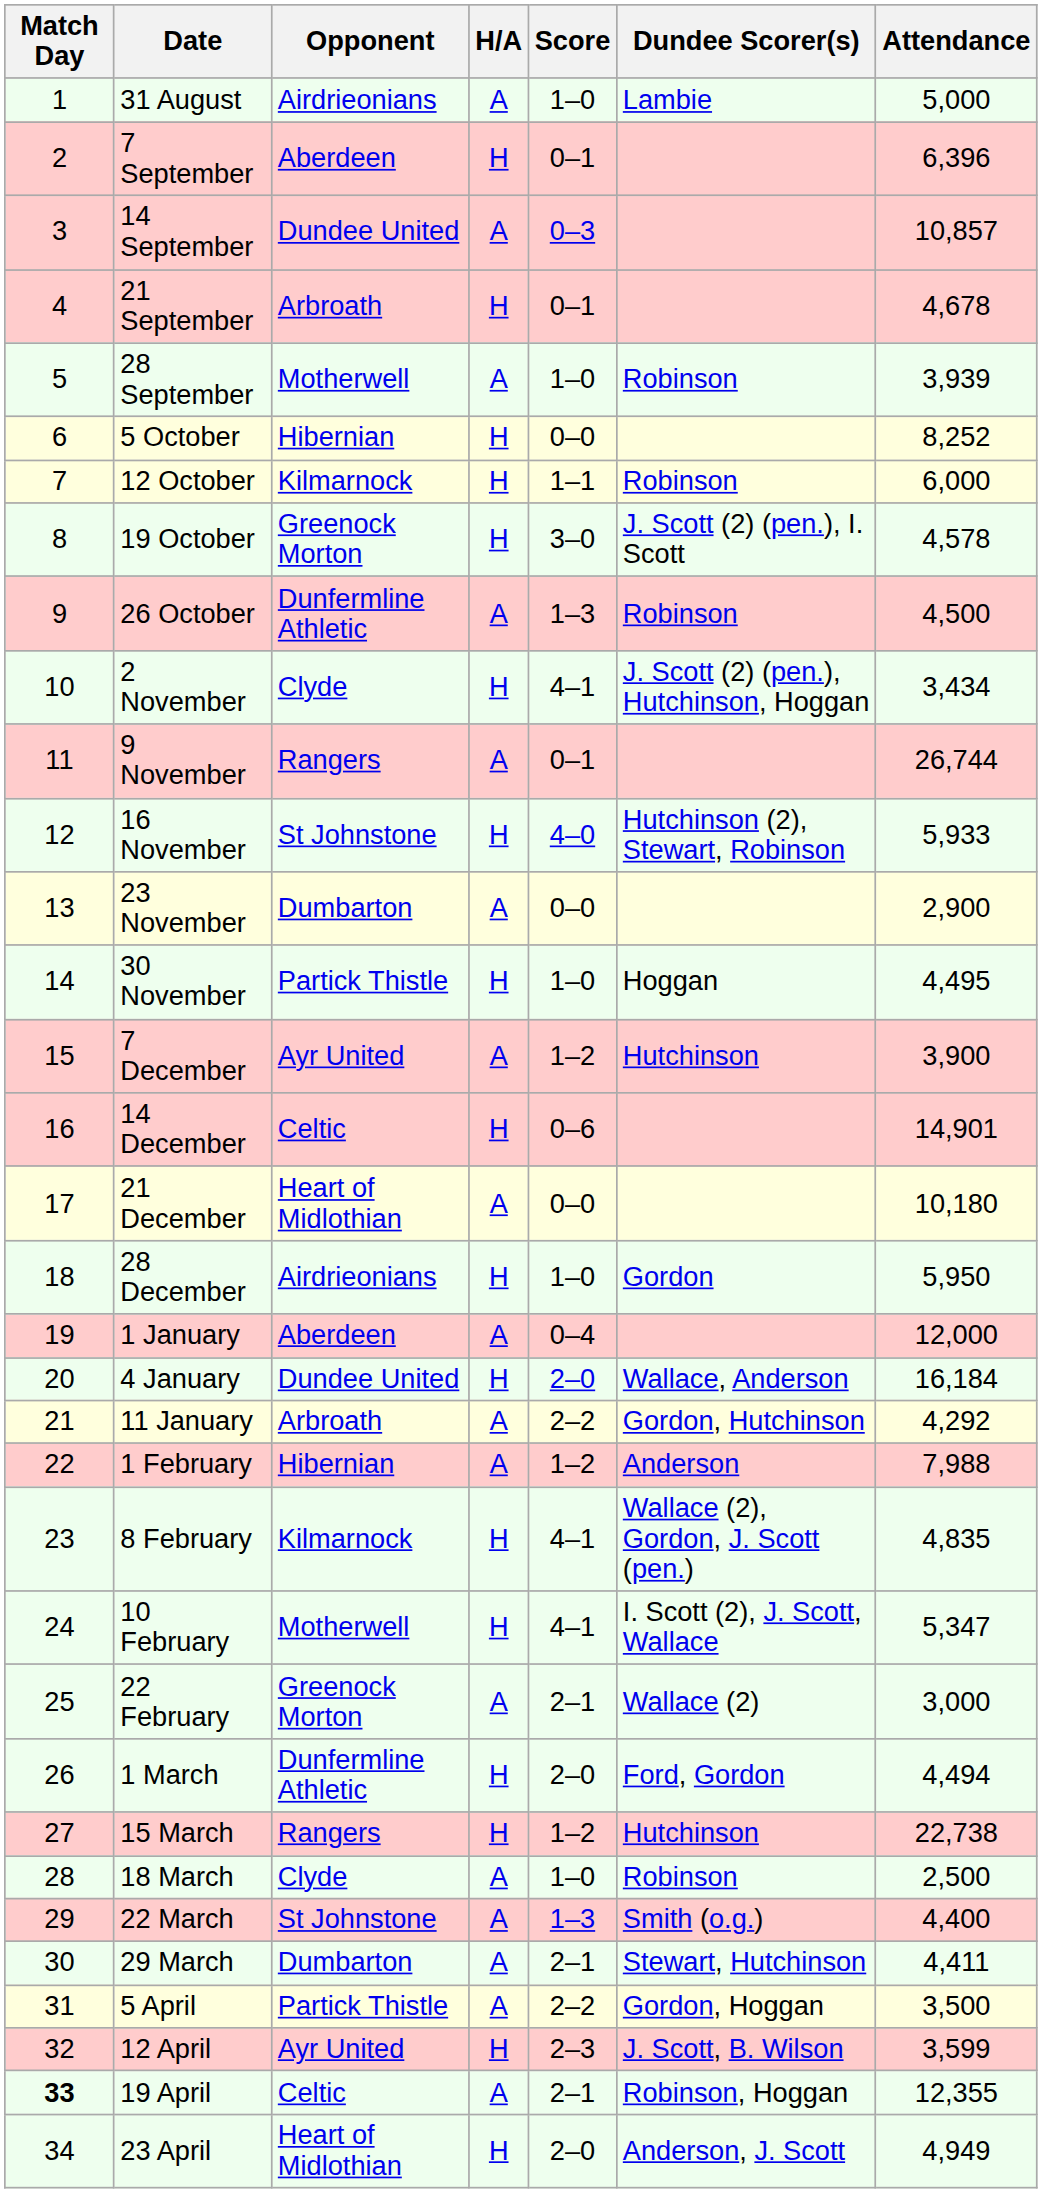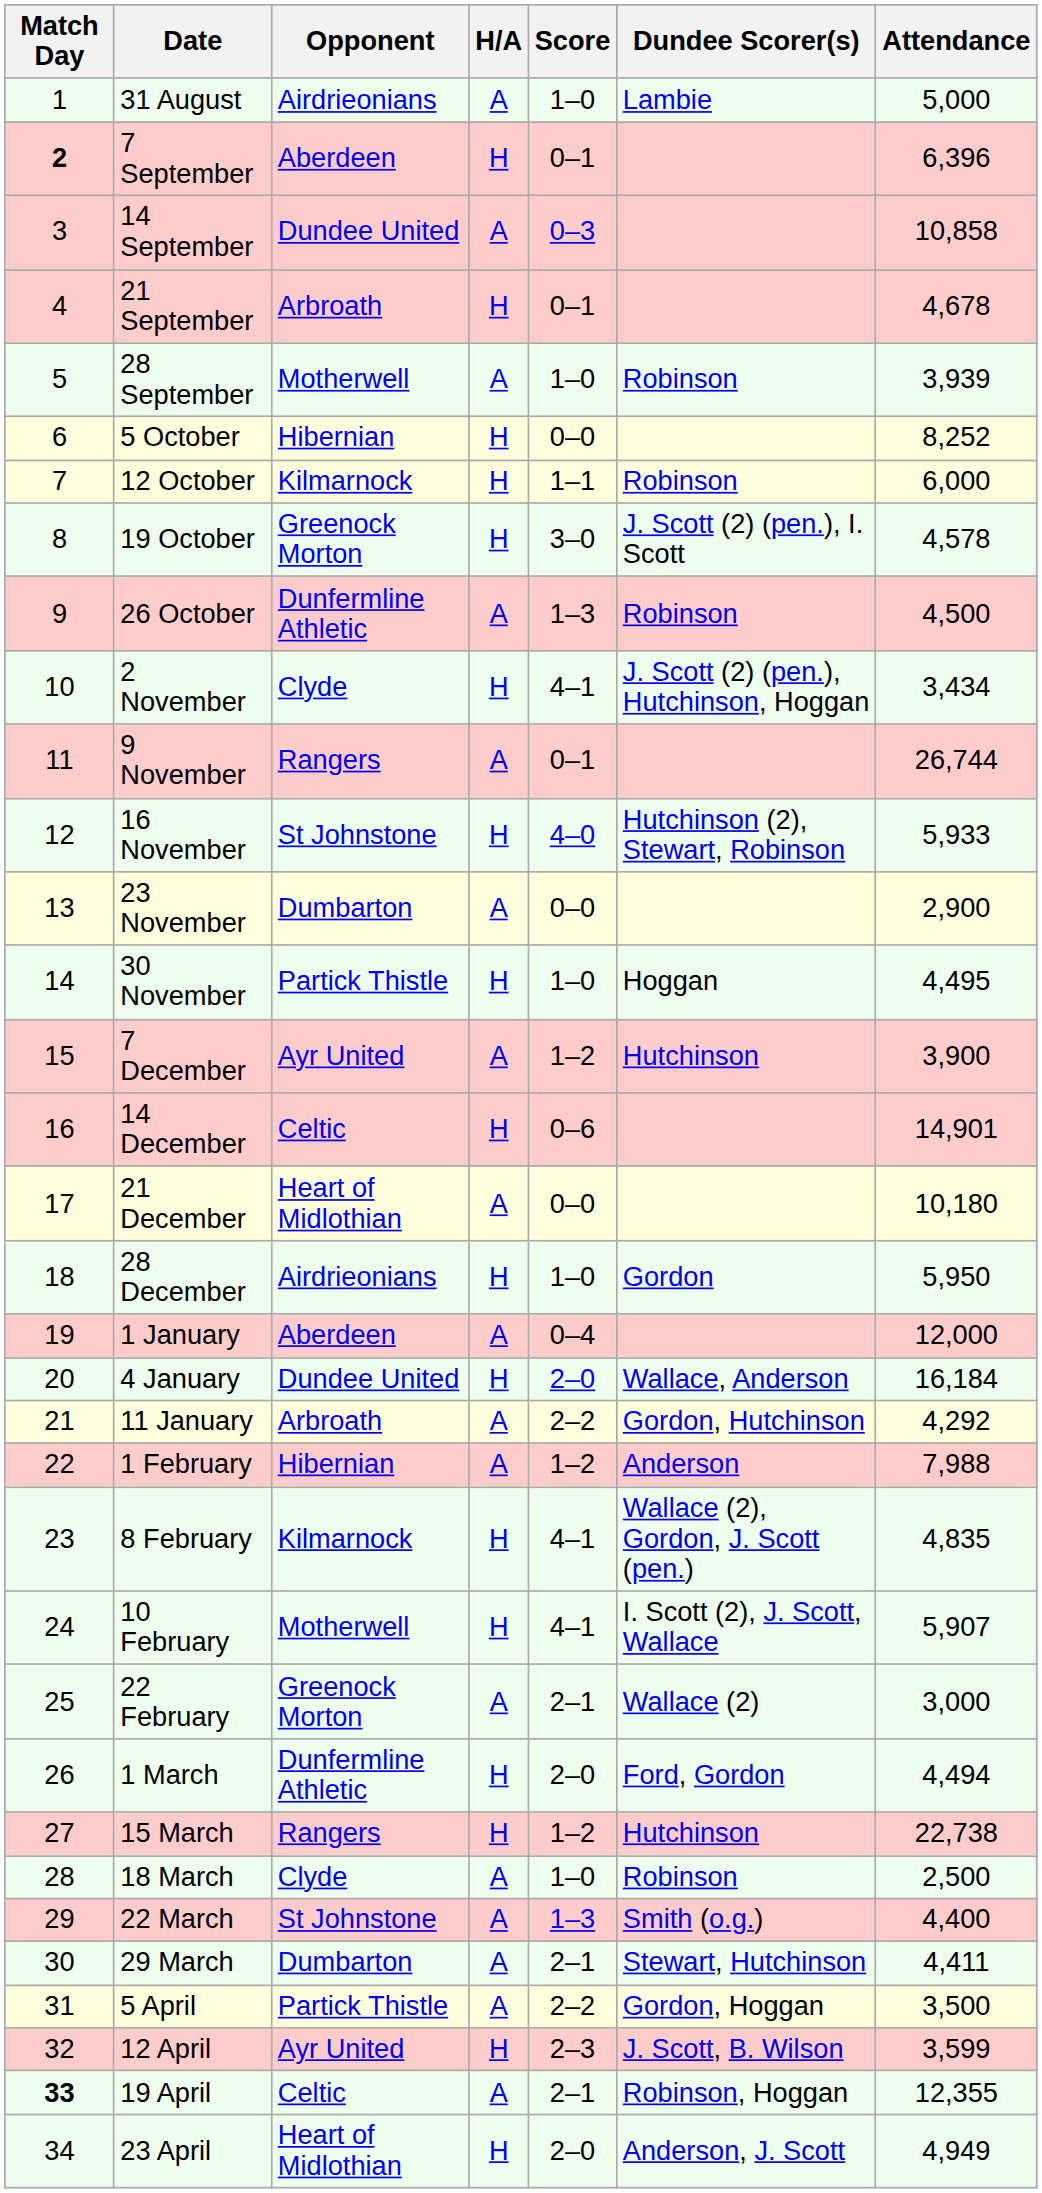(59, 158) normal -> (59, 158) bold
(956, 231) 10,857 -> (956, 231) 10,858
(956, 1627) 5,347 -> (956, 1627) 5,907
